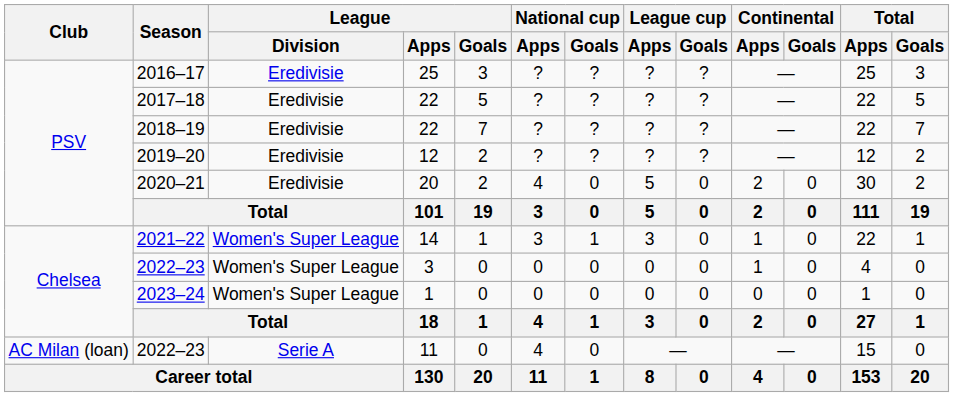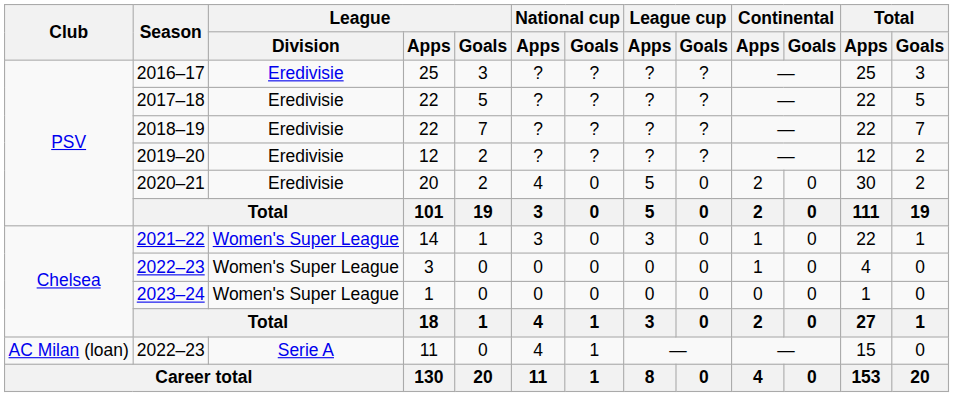(594, 239) 1 -> (594, 239) 0
(594, 350) 0 -> (594, 350) 1
